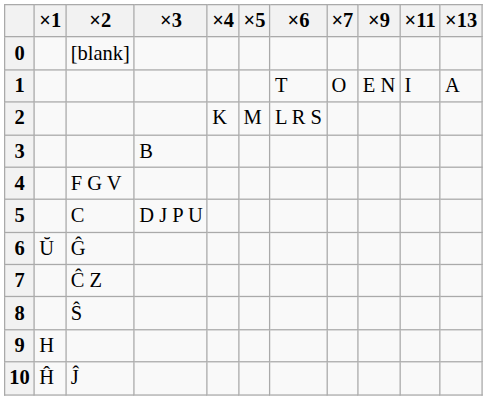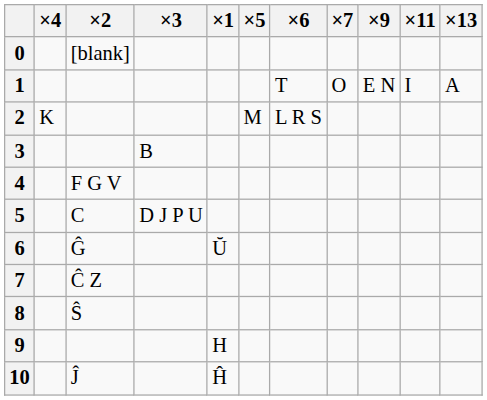columns swapped: (50, 20) <-> (223, 20)
